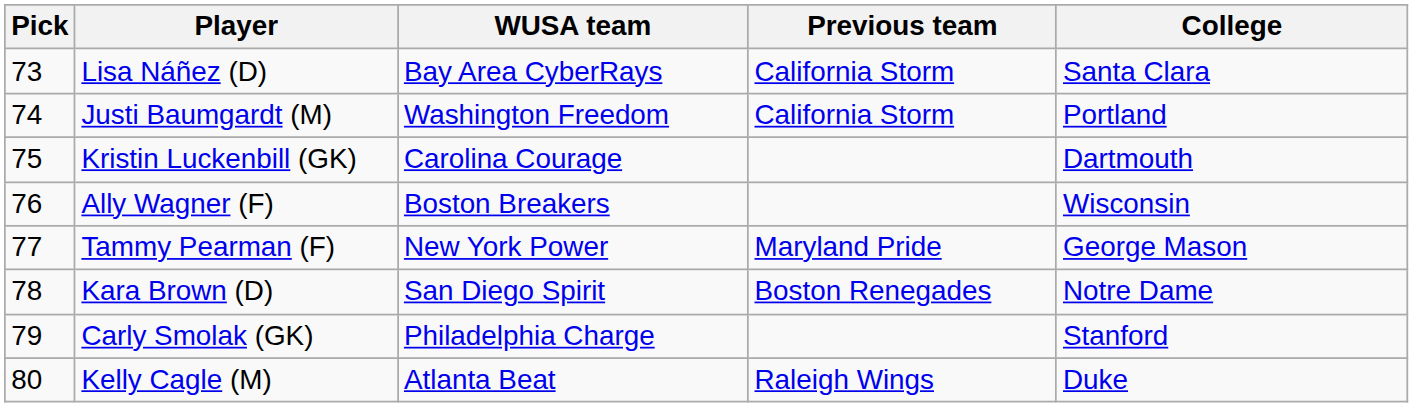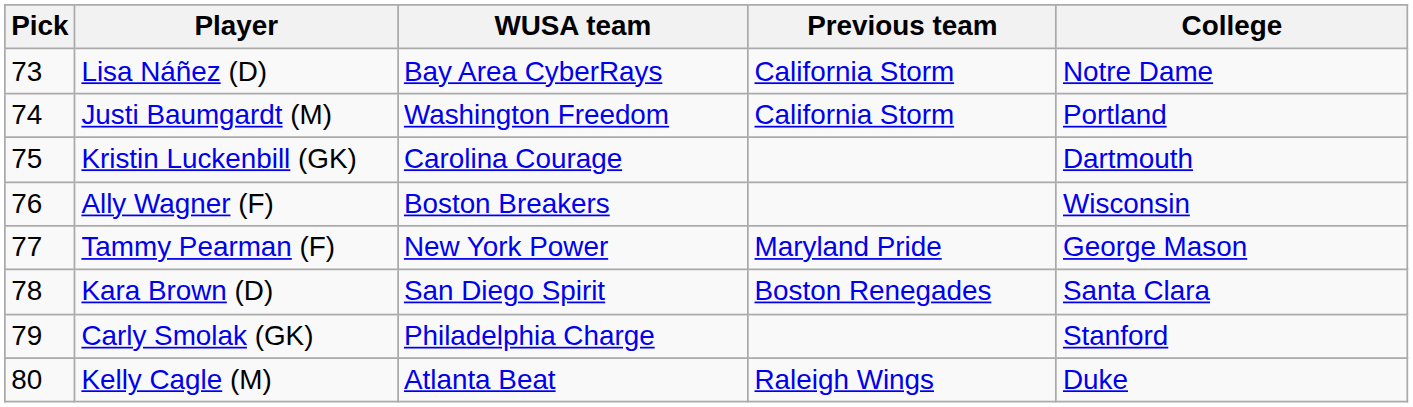(1137, 70) Santa Clara -> (1138, 70) Notre Dame
(1138, 291) Notre Dame -> (1137, 291) Santa Clara
